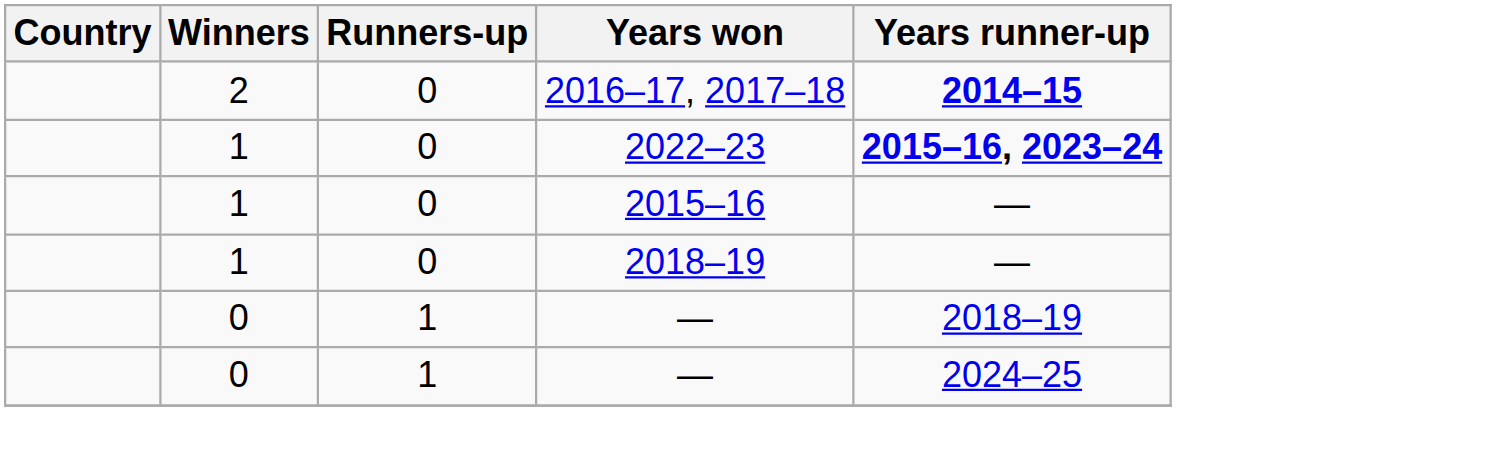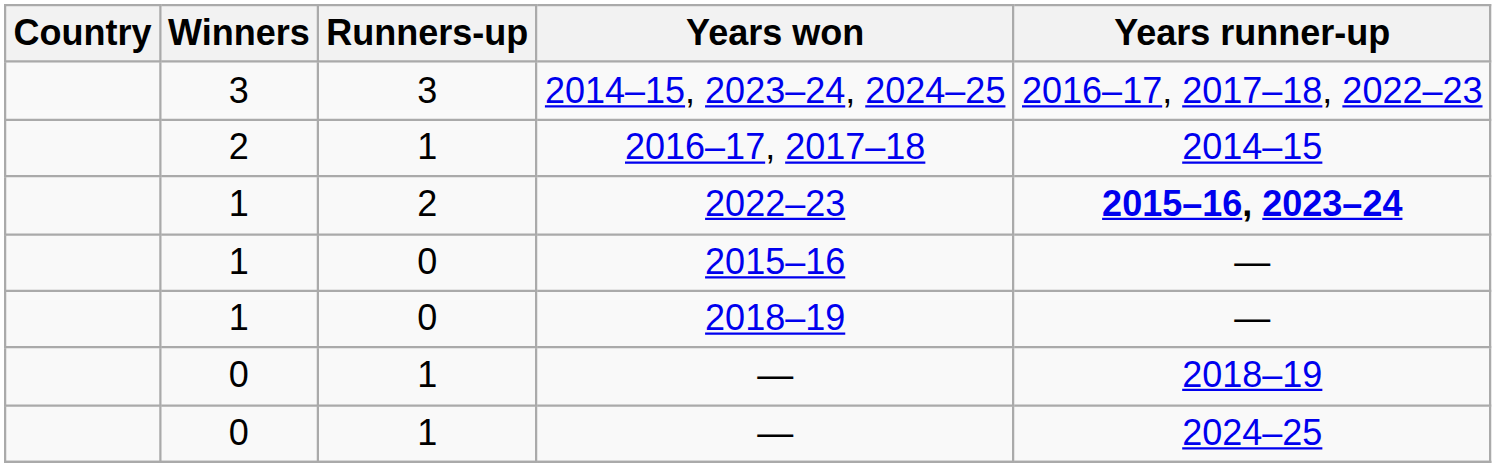+ row: (239, 90)
(427, 90) 0 -> (427, 147) 1
(1012, 90) bold -> (1252, 147) normal
(427, 147) 0 -> (427, 204) 2
